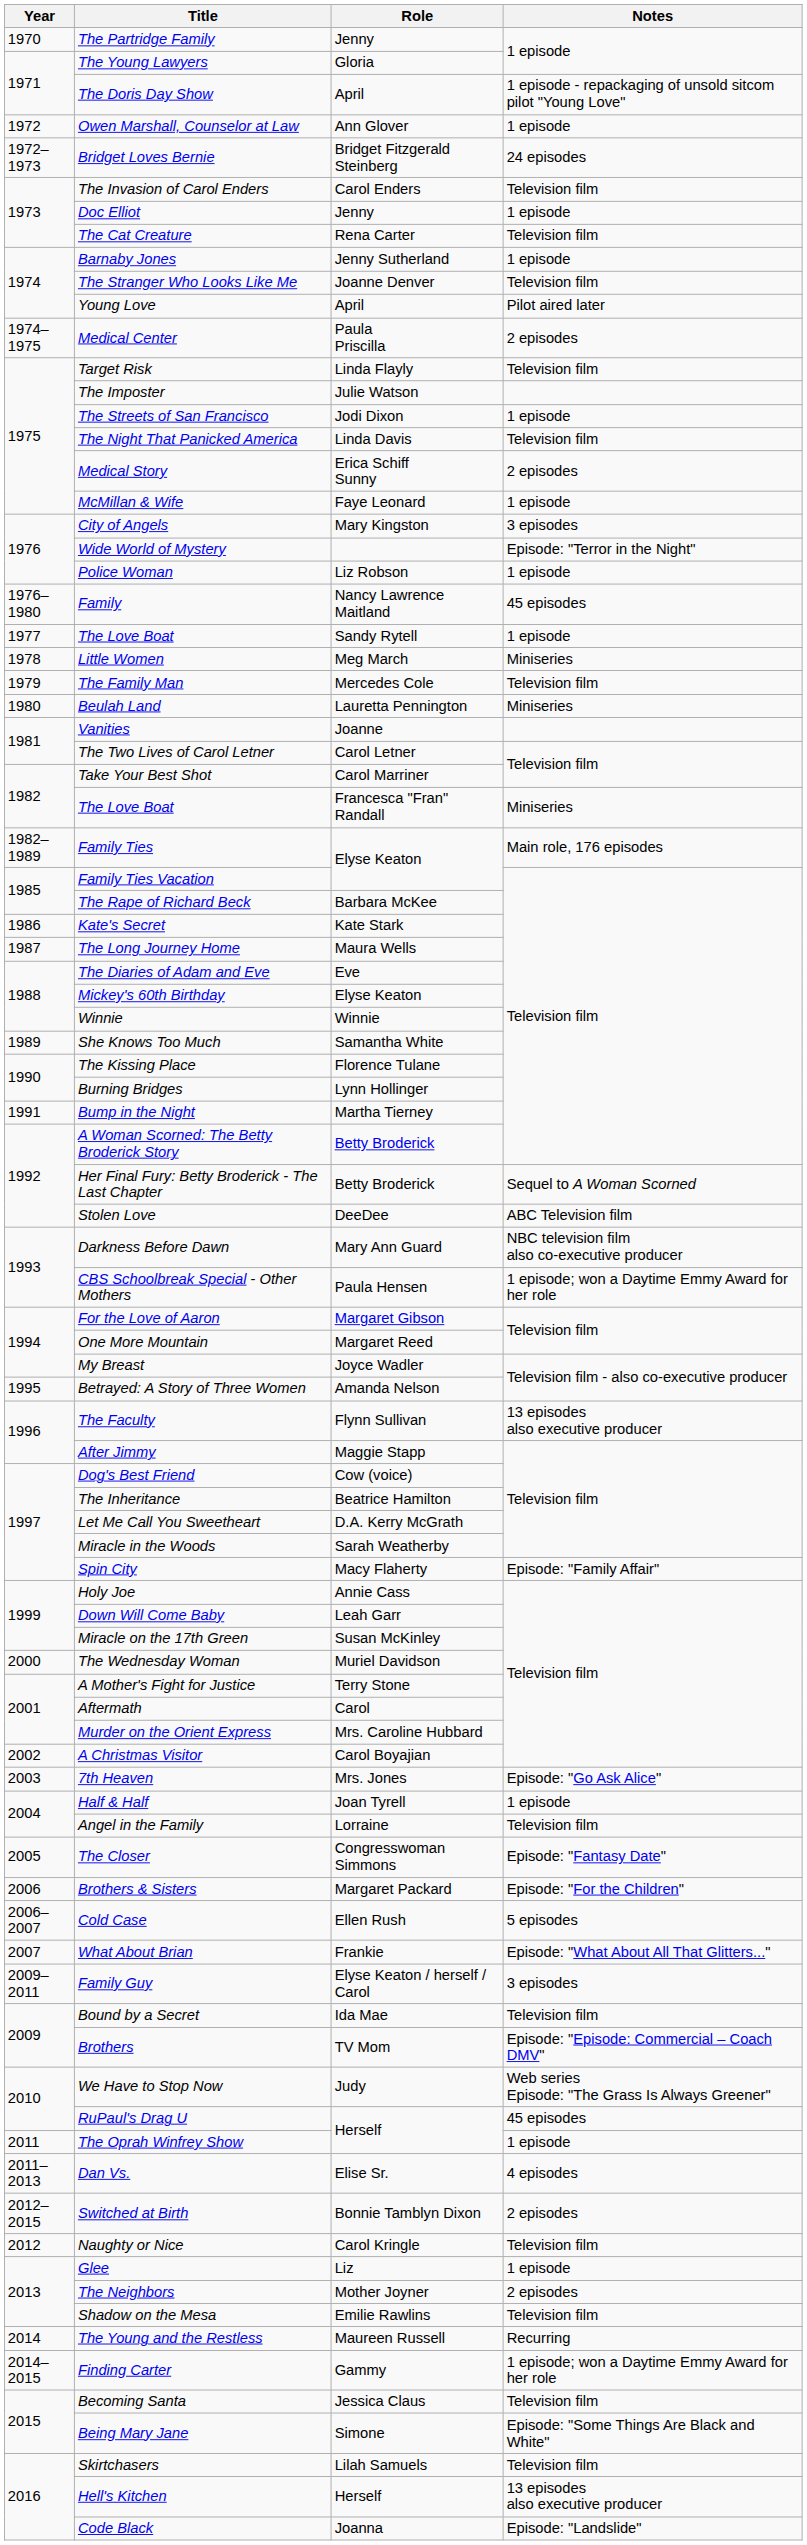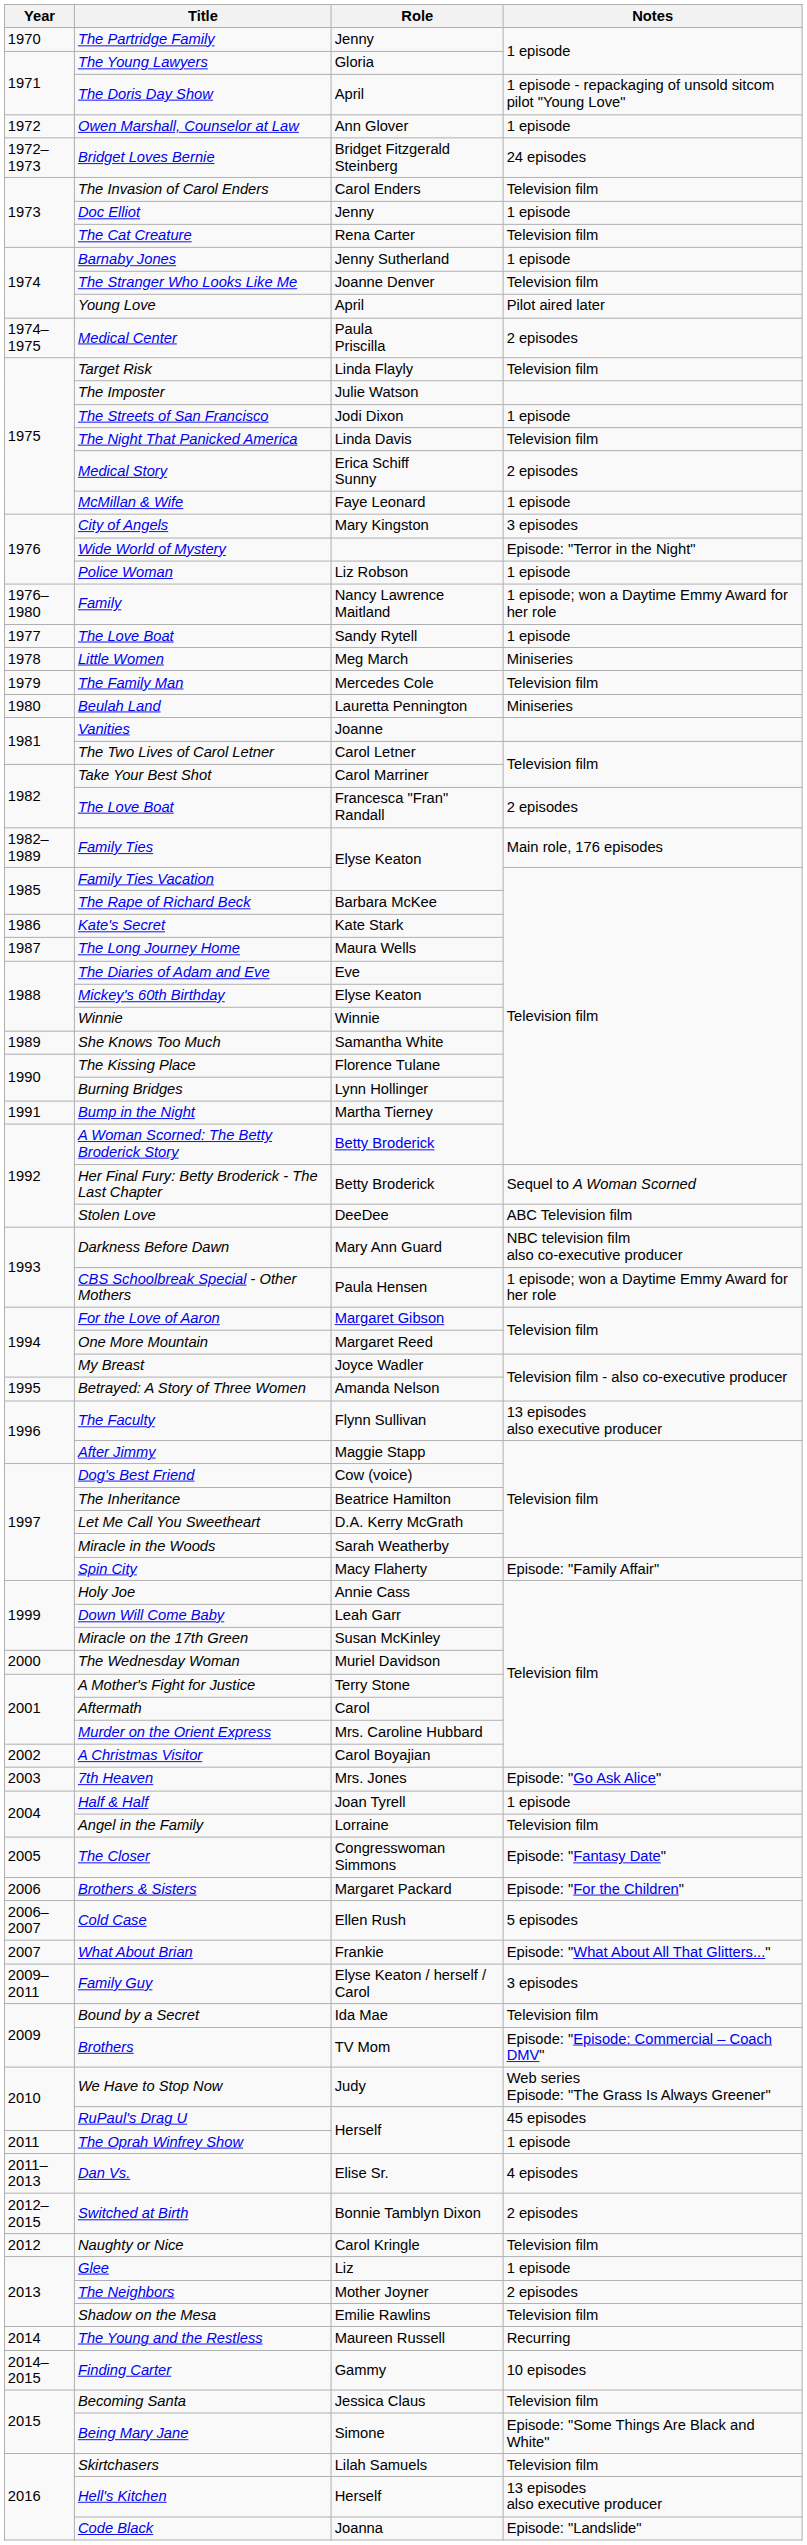(546, 604) 45 episodes -> (647, 604) 1 episode; won a Daytime Emmy Award for her role
(540, 807) Miniseries -> (542, 807) 2 episodes
(647, 2370) 1 episode; won a Daytime Emmy Award for her role -> (546, 2370) 10 episodes
